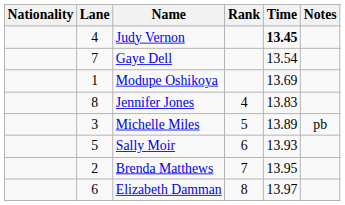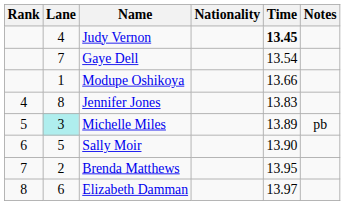columns swapped: (244, 15) <-> (40, 15)
(282, 80) 13.69 -> (282, 80) 13.66
(95, 124) no background -> (61, 124) paleturquoise background
(282, 146) 13.93 -> (282, 146) 13.90
